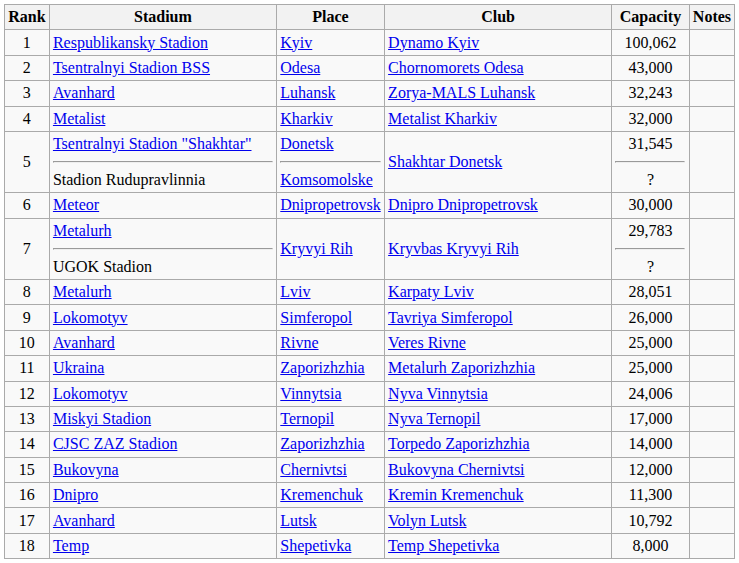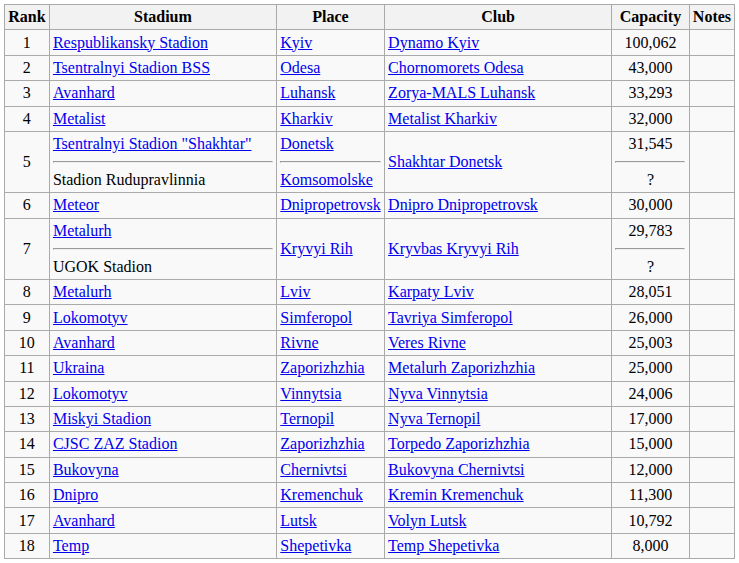(650, 93) 32,243 -> (650, 93) 33,293
(650, 342) 25,000 -> (650, 342) 25,003
(650, 444) 14,000 -> (650, 444) 15,000
